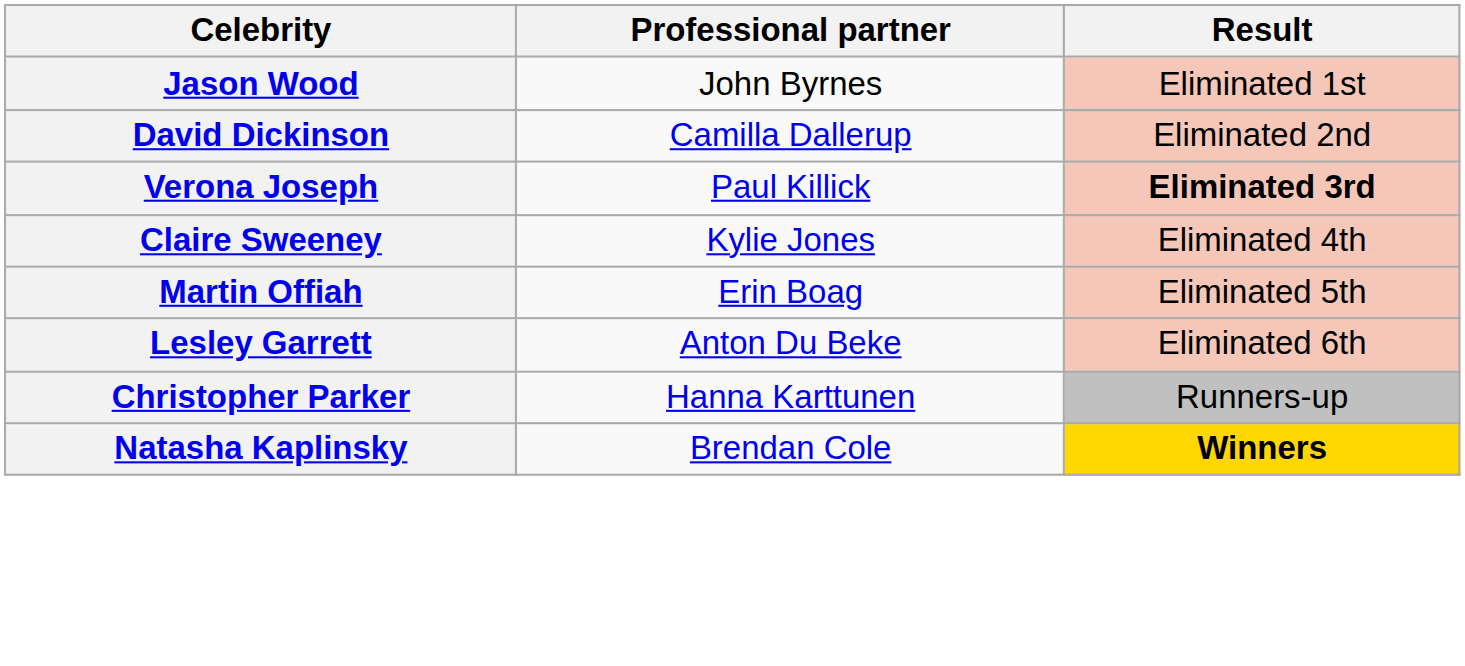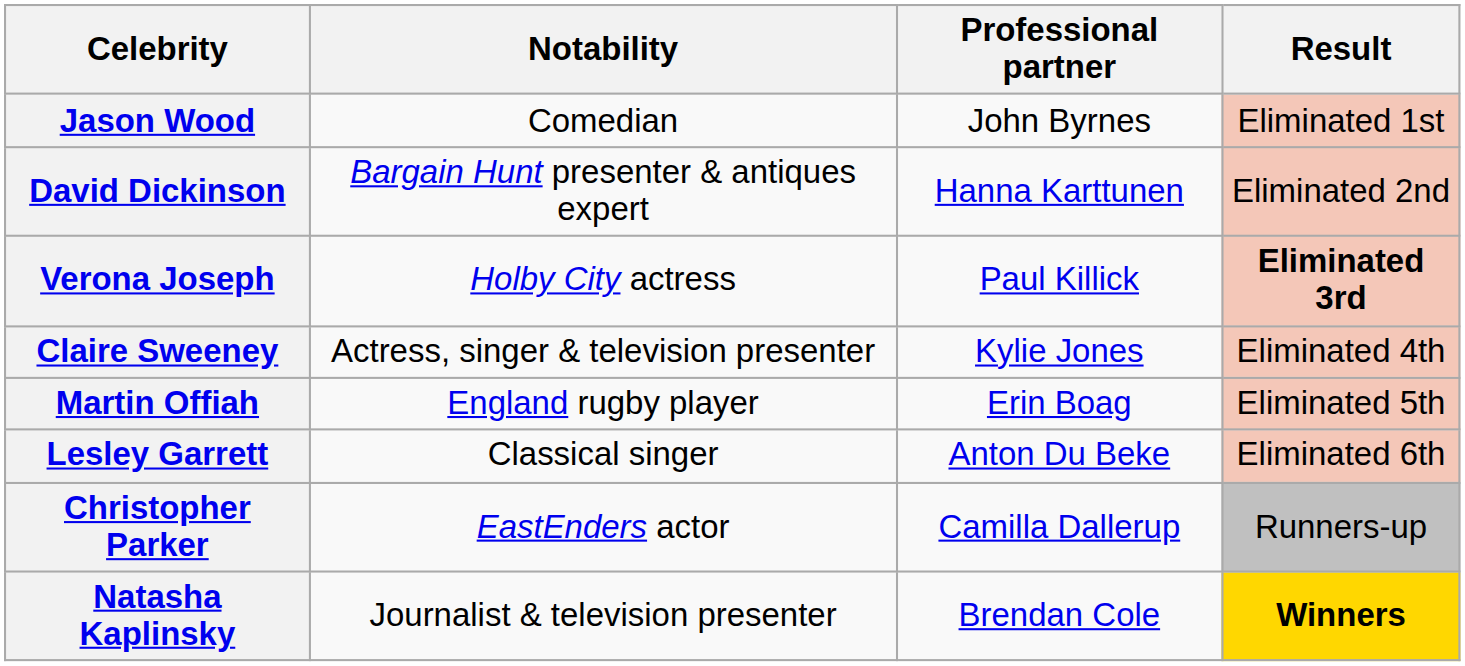+ column: (603, 49)
(791, 135) Camilla Dallerup -> (1059, 190) Hanna Karttunen
(791, 396) Hanna Karttunen -> (1059, 526) Camilla Dallerup
